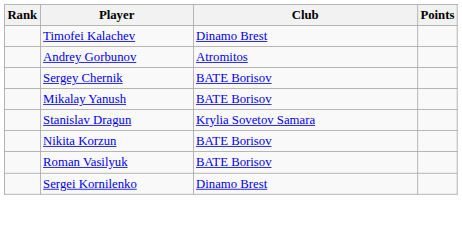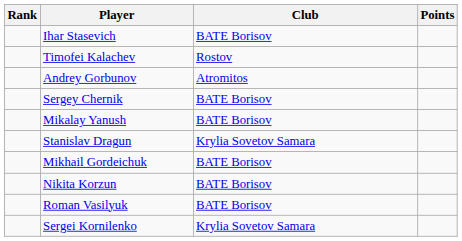+ row: (79, 36)
(232, 36) Dinamo Brest -> (214, 57) Rostov
+ row: (95, 162)
(232, 183) Dinamo Brest -> (256, 225) Krylia Sovetov Samara
